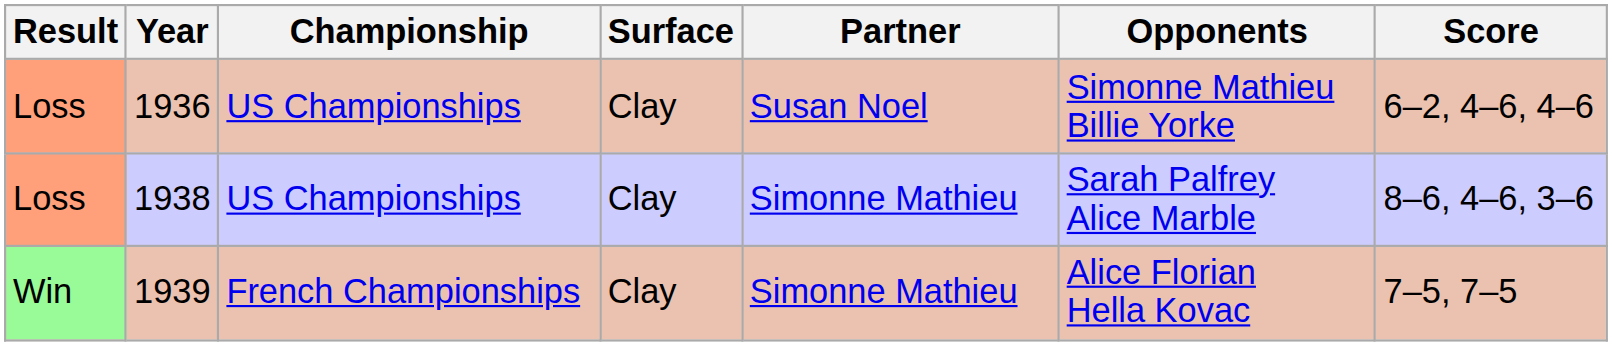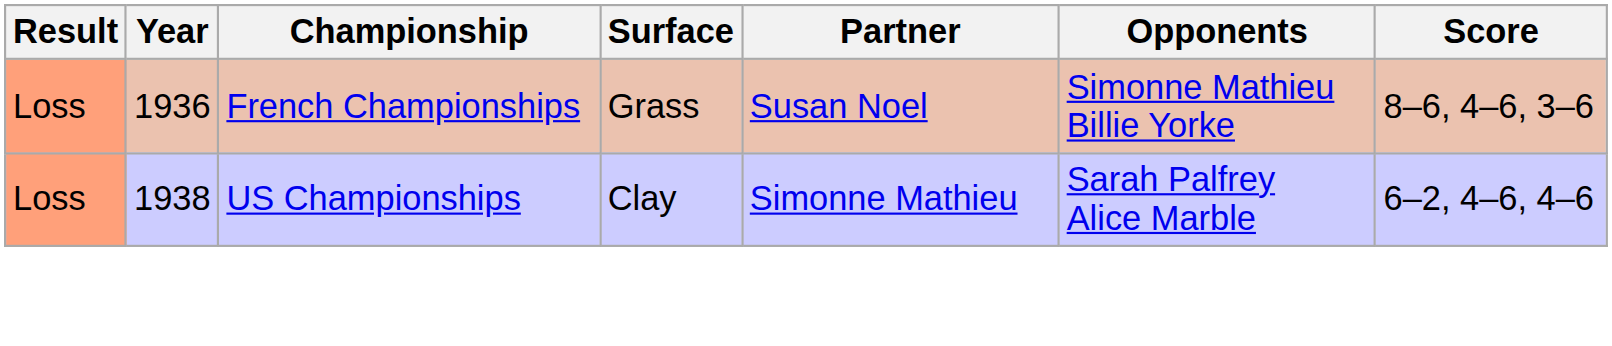(374, 105) US Championships -> (403, 105) French Championships
(642, 105) Clay -> (654, 105) Grass
(1489, 105) 6–2, 4–6, 4–6 -> (1489, 105) 8–6, 4–6, 3–6
(1489, 198) 8–6, 4–6, 3–6 -> (1489, 198) 6–2, 4–6, 4–6
- row: (172, 292)
